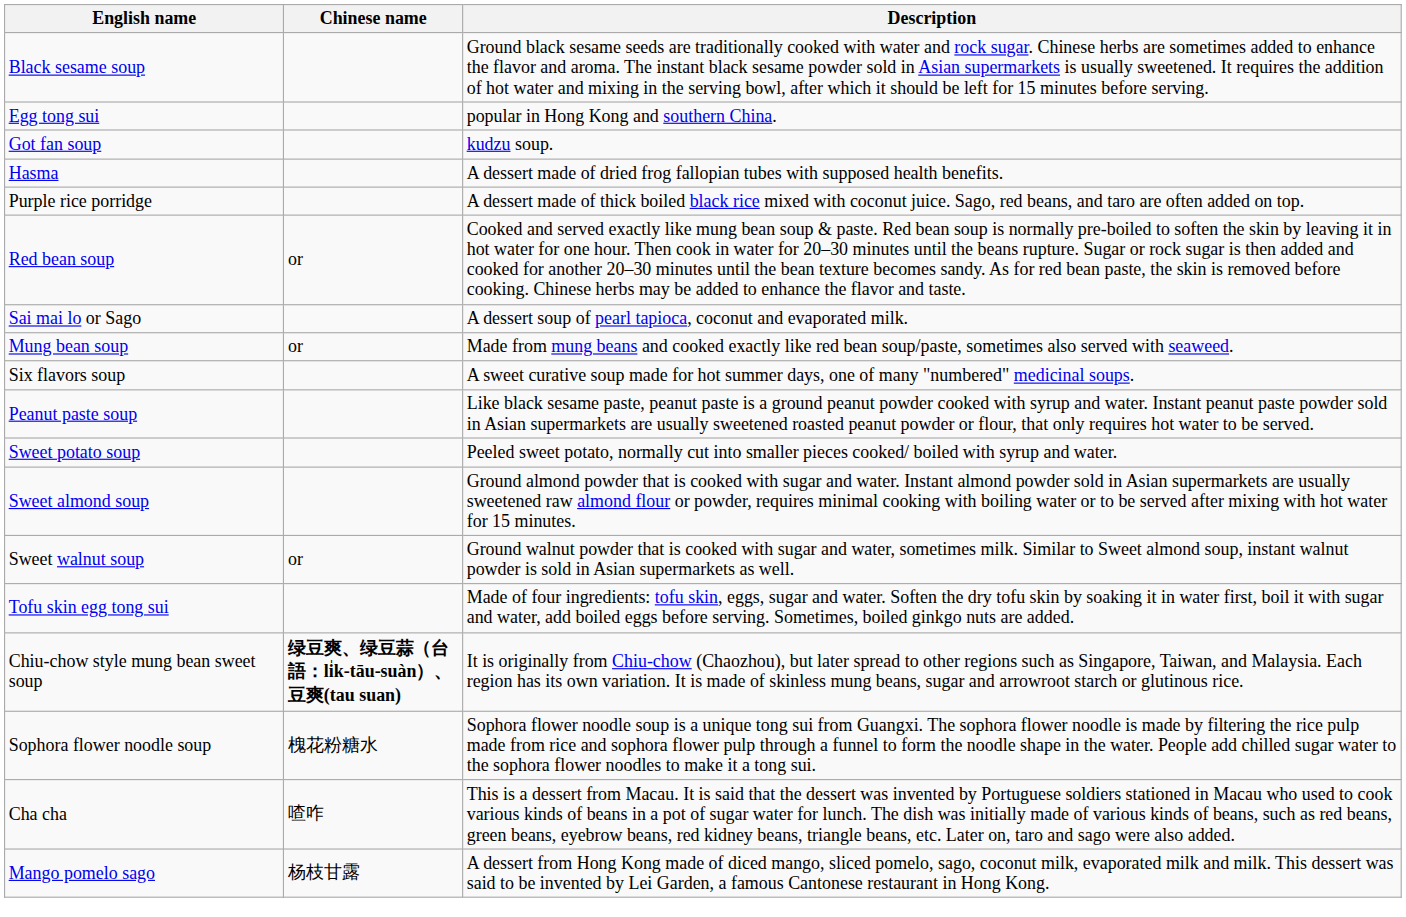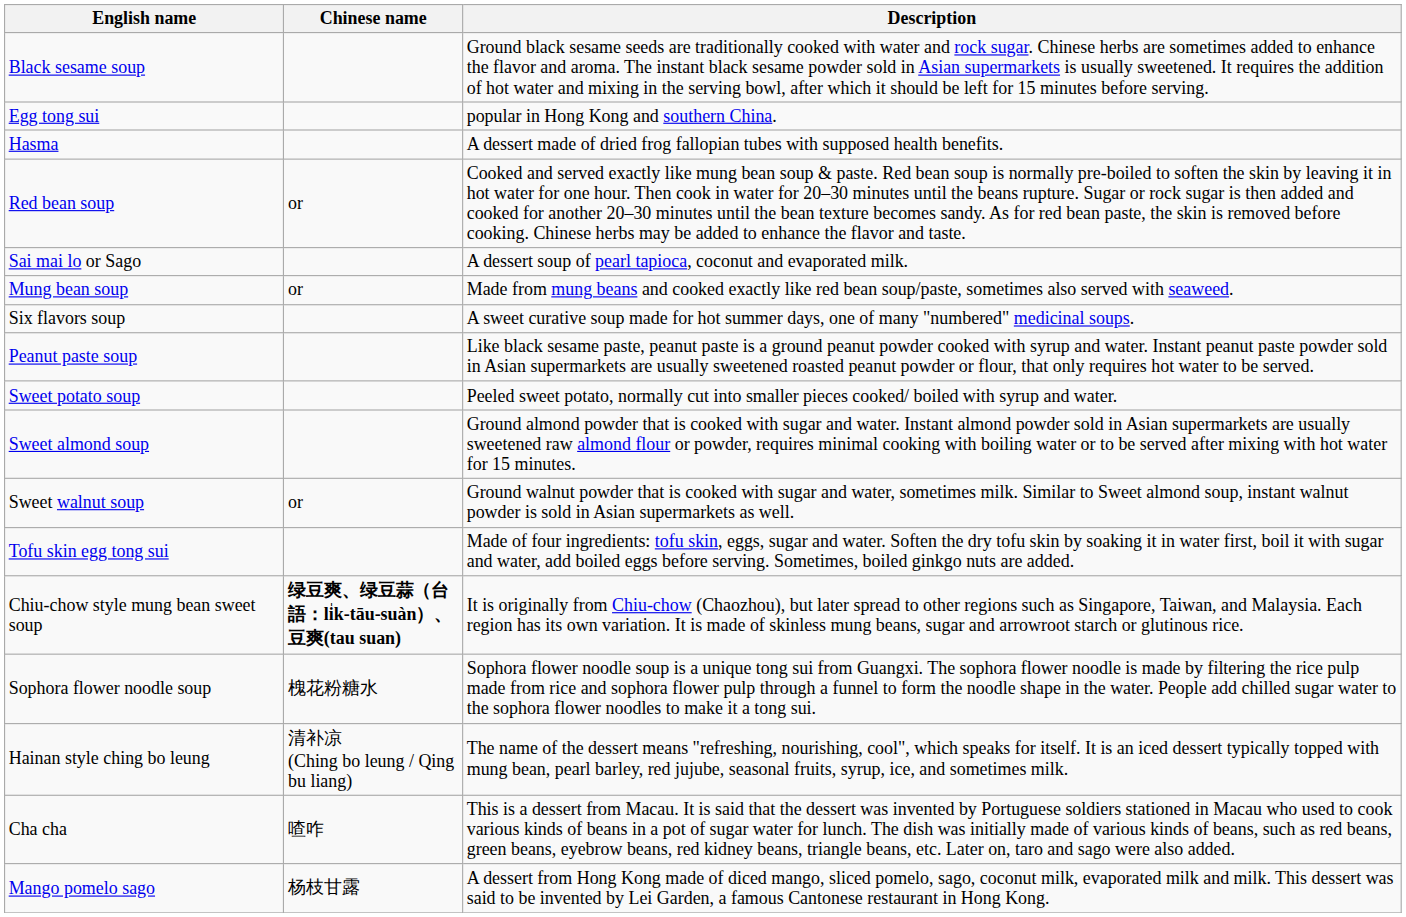- row: (55, 144)
- row: (80, 201)
+ row: (109, 759)
